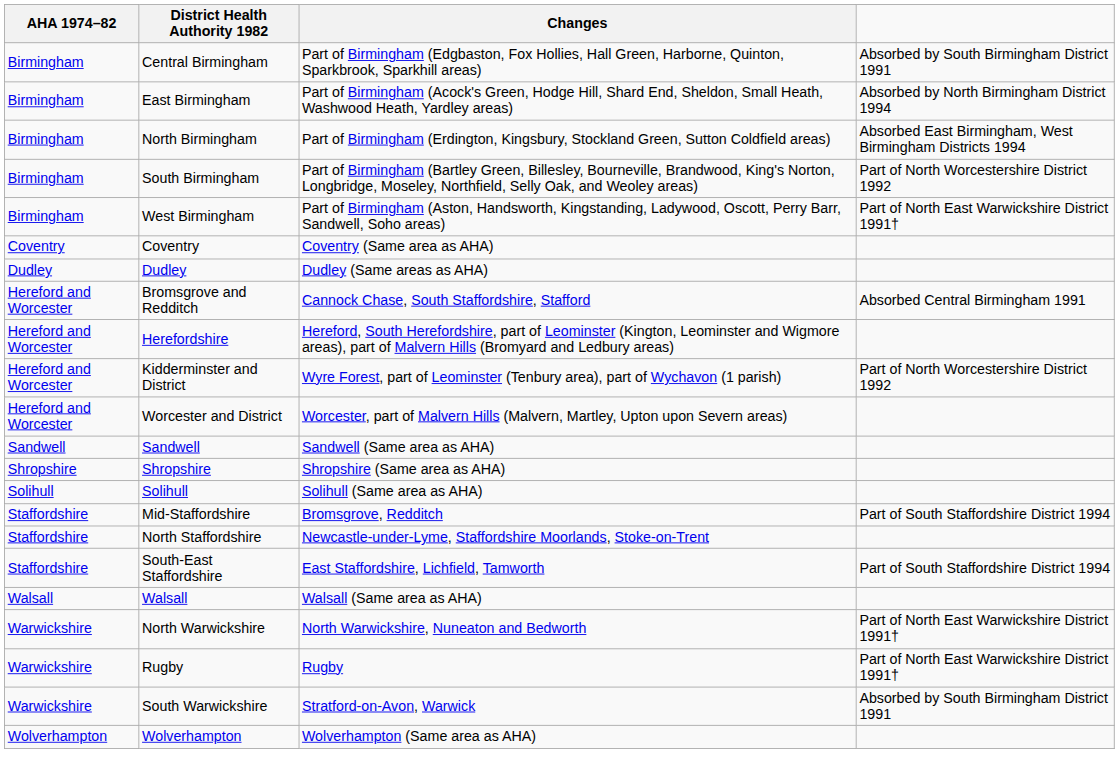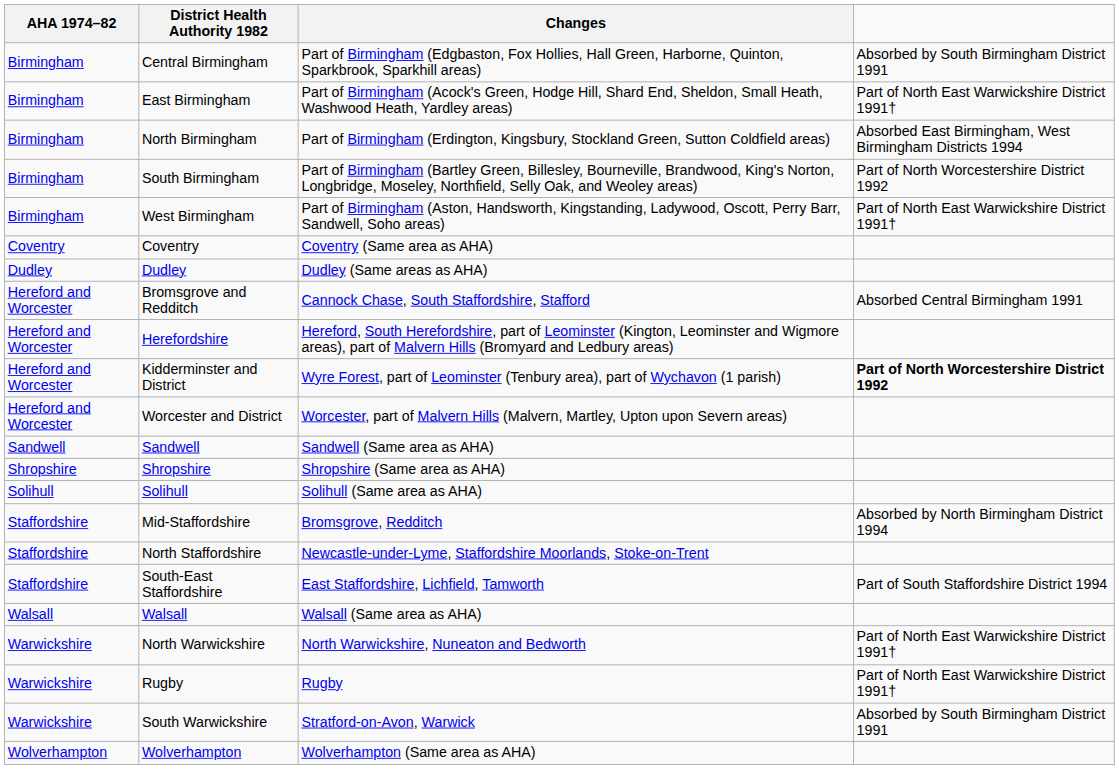(982, 101) Absorbed by North Birmingham District 1994 -> (981, 101) Part of North East Warwickshire District 1991†
(973, 377) normal -> (980, 377) bold
(985, 514) Part of South Staffordshire District 1994 -> (980, 522) Absorbed by North Birmingham District 1994
